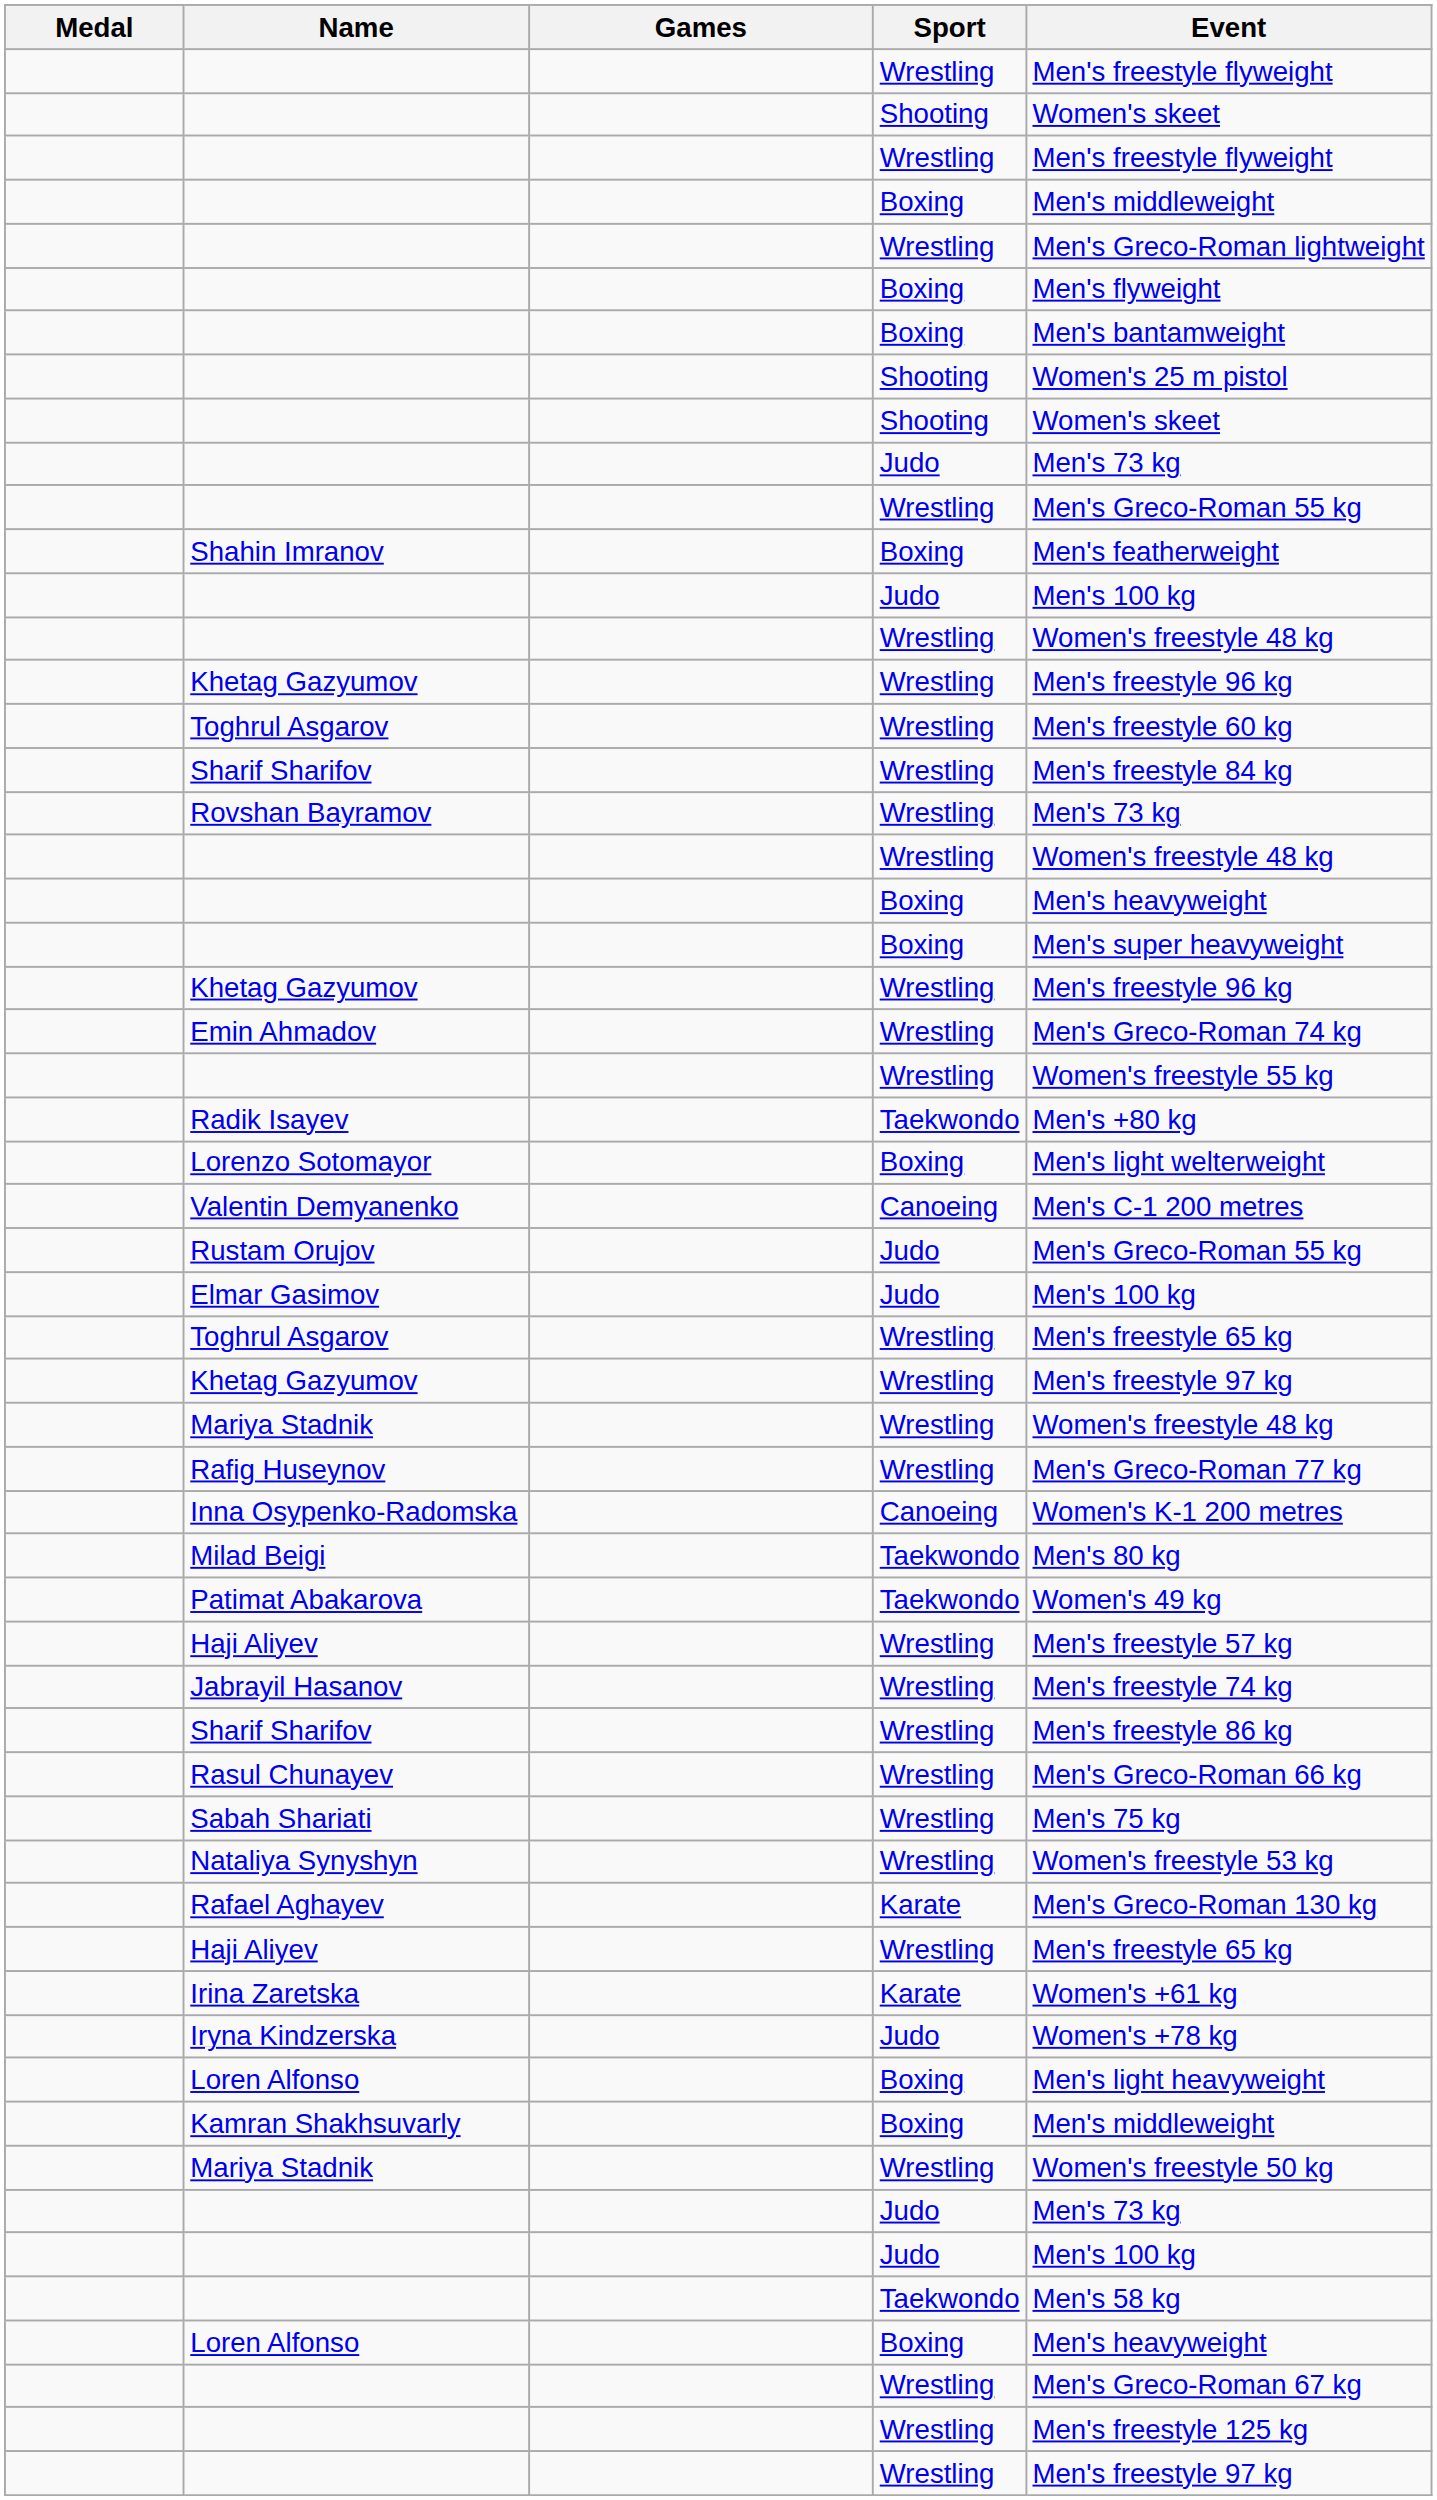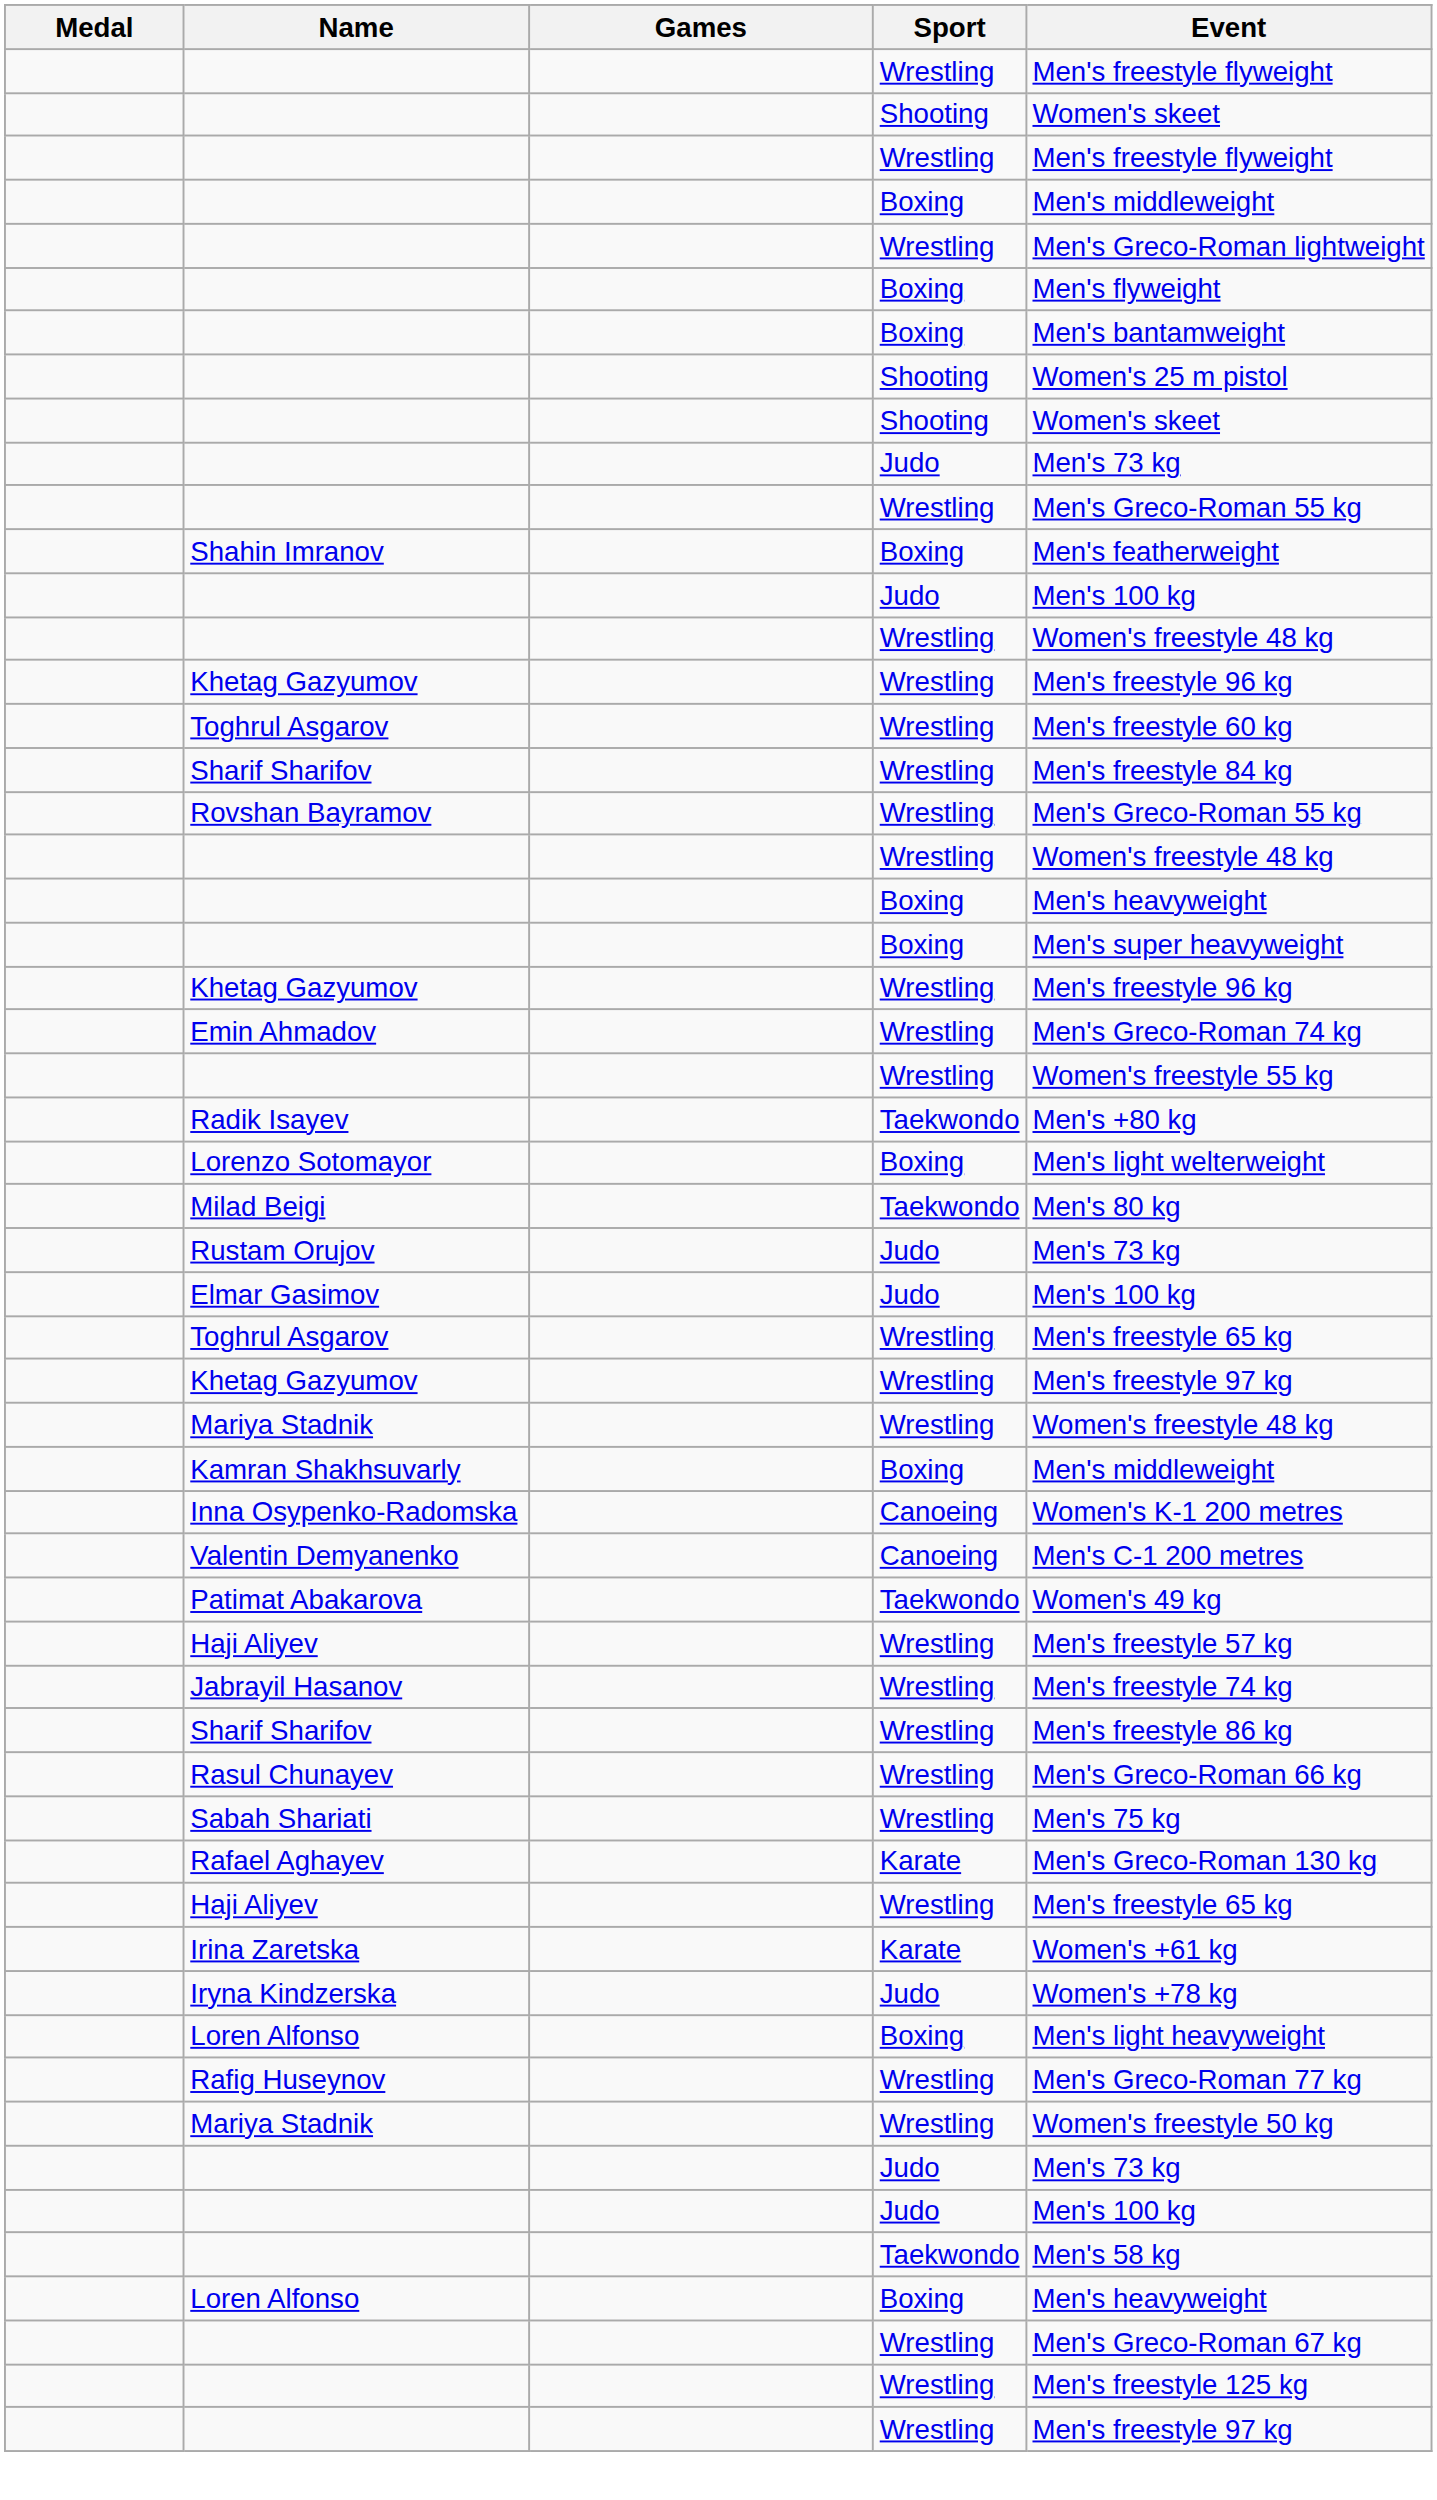(1107, 813) Men's 73 kg -> (1197, 813) Men's Greco-Roman 55 kg
rows swapped: (324, 1207) <-> (258, 1556)
(1197, 1250) Men's Greco-Roman 55 kg -> (1107, 1250) Men's 73 kg
rows swapped: (325, 2124) <-> (288, 1469)
- row: (304, 1862)
